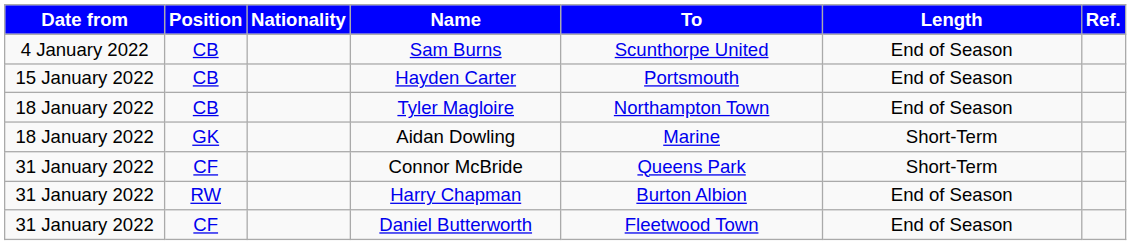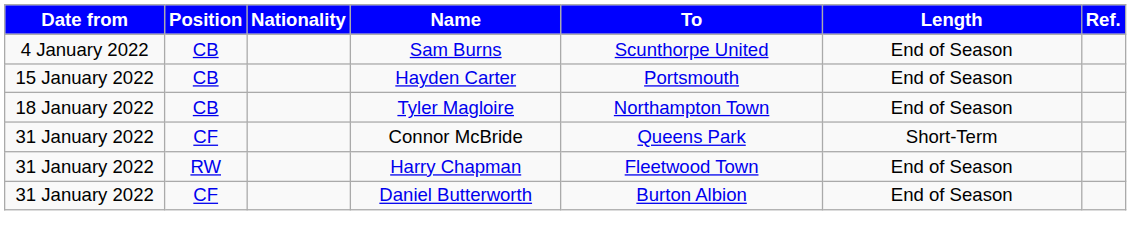- row: (456, 137)
(692, 196) Burton Albion -> (692, 166) Fleetwood Town
(692, 225) Fleetwood Town -> (692, 196) Burton Albion
